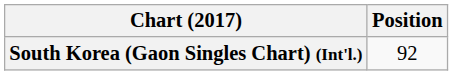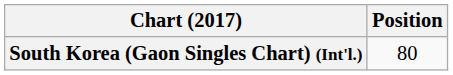(407, 53) 92 -> (407, 53) 80
